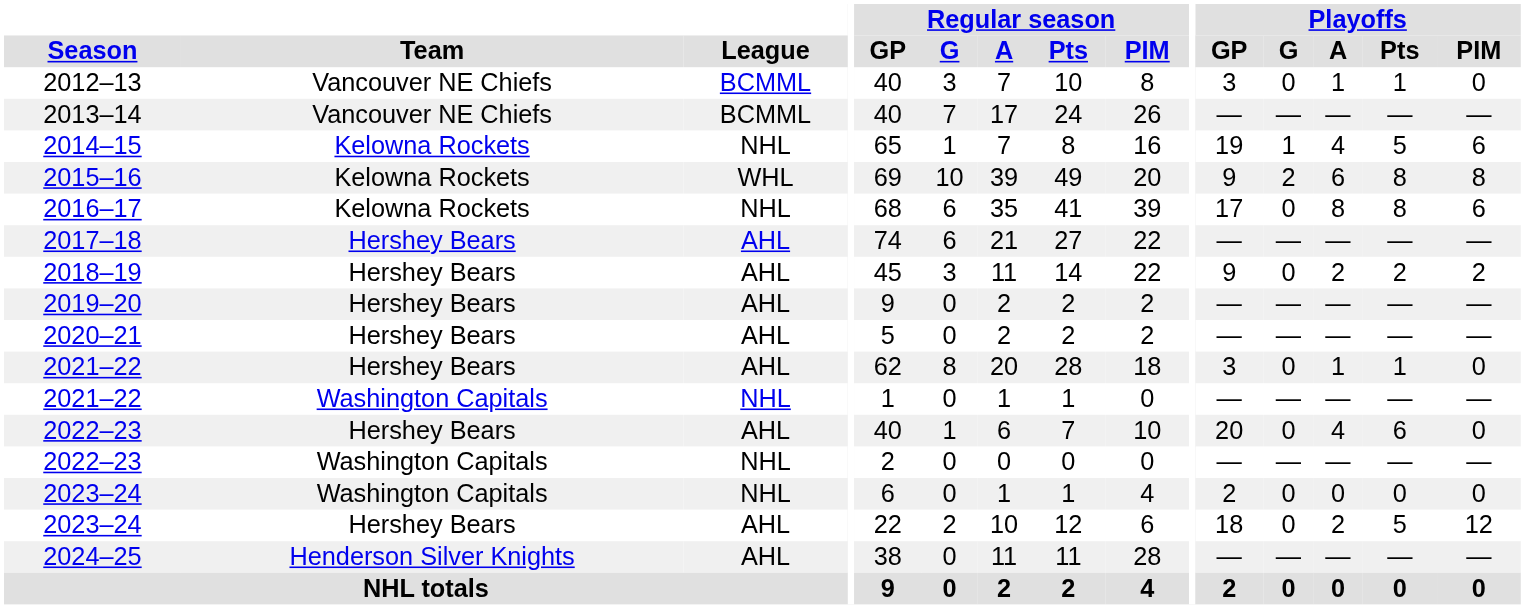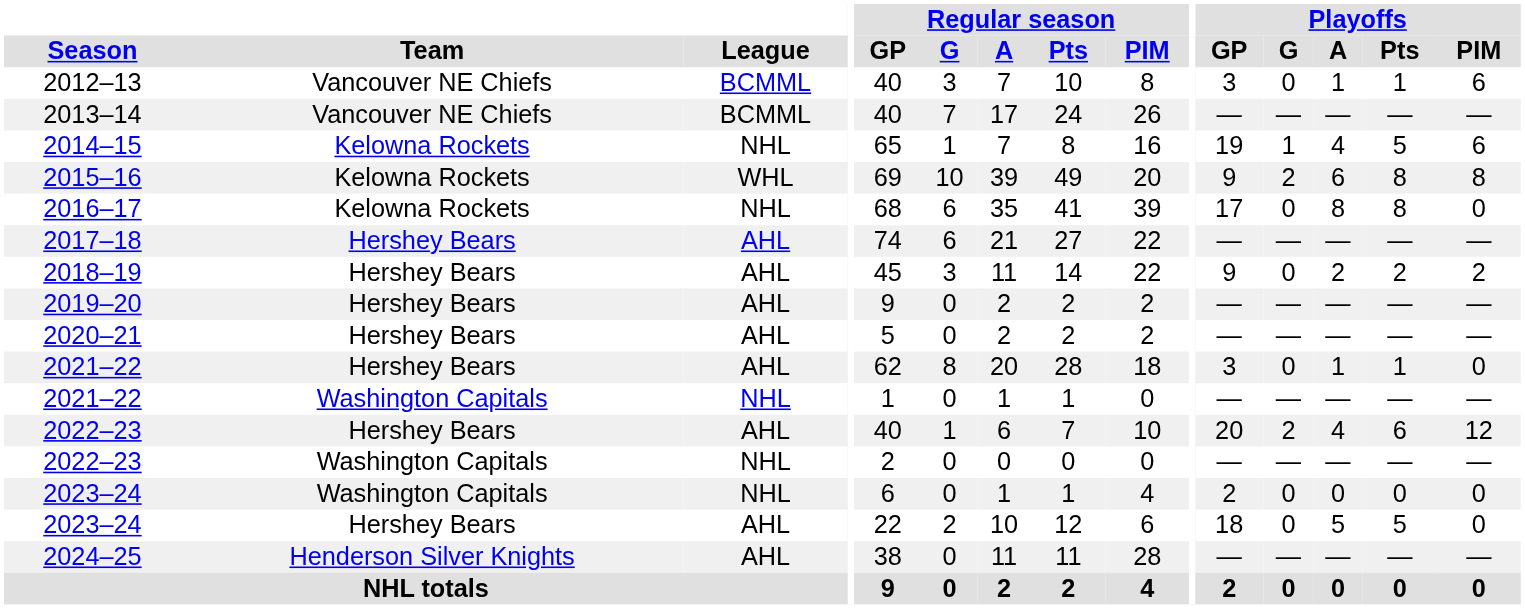(1479, 82) 0 -> (1479, 82) 6
(1479, 209) 6 -> (1479, 209) 0
(1288, 430) 0 -> (1288, 430) 2
(1479, 430) 0 -> (1479, 430) 12
(1338, 525) 2 -> (1338, 525) 5
(1479, 525) 12 -> (1479, 525) 0
